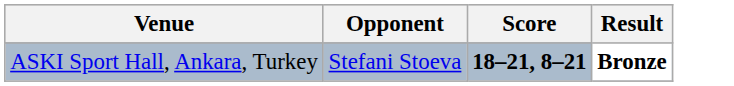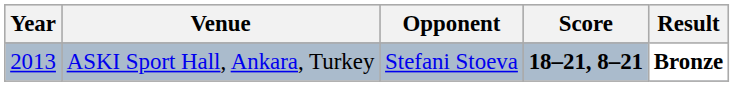+ column: (33, 23)
